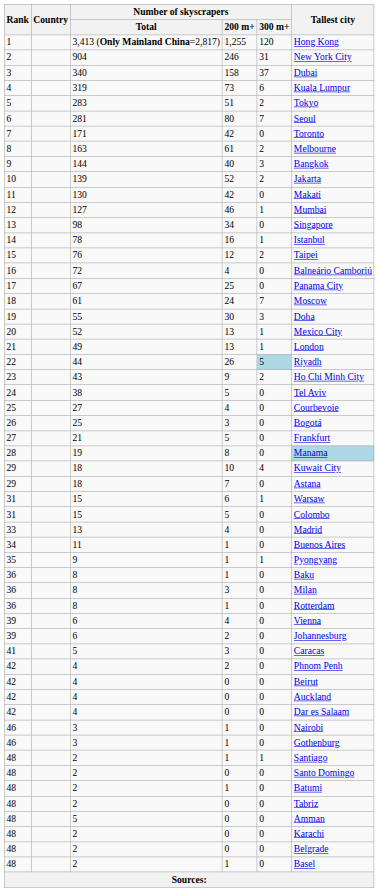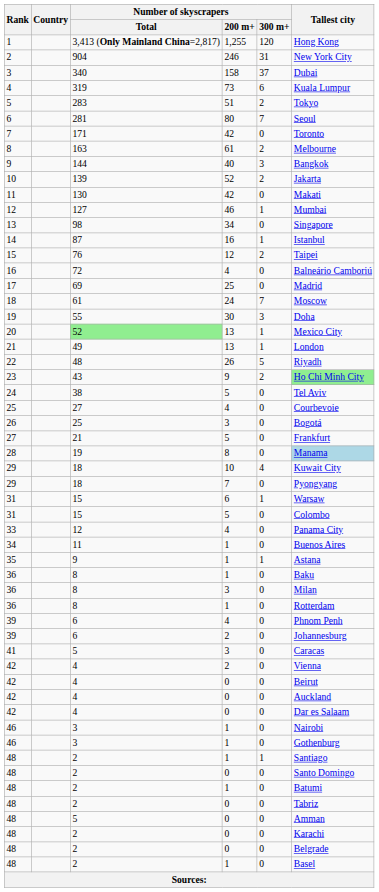(77, 240) 78 -> (77, 240) 87
(77, 286) 67 -> (77, 286) 69
(319, 286) Panama City -> (308, 286) Madrid
(77, 331) no background -> (77, 331) lightgreen background
(77, 362) 44 -> (77, 362) 48
(262, 362) lightblue background -> (262, 362) no background
(329, 377) no background -> (329, 377) lightgreen background
(307, 484) Astana -> (315, 484) Pyongyang
(77, 529) 13 -> (77, 529) 12
(308, 529) Madrid -> (319, 529) Panama City
(315, 560) Pyongyang -> (307, 560) Astana
(307, 621) Vienna -> (318, 621) Phnom Penh
(318, 666) Phnom Penh -> (307, 666) Vienna
